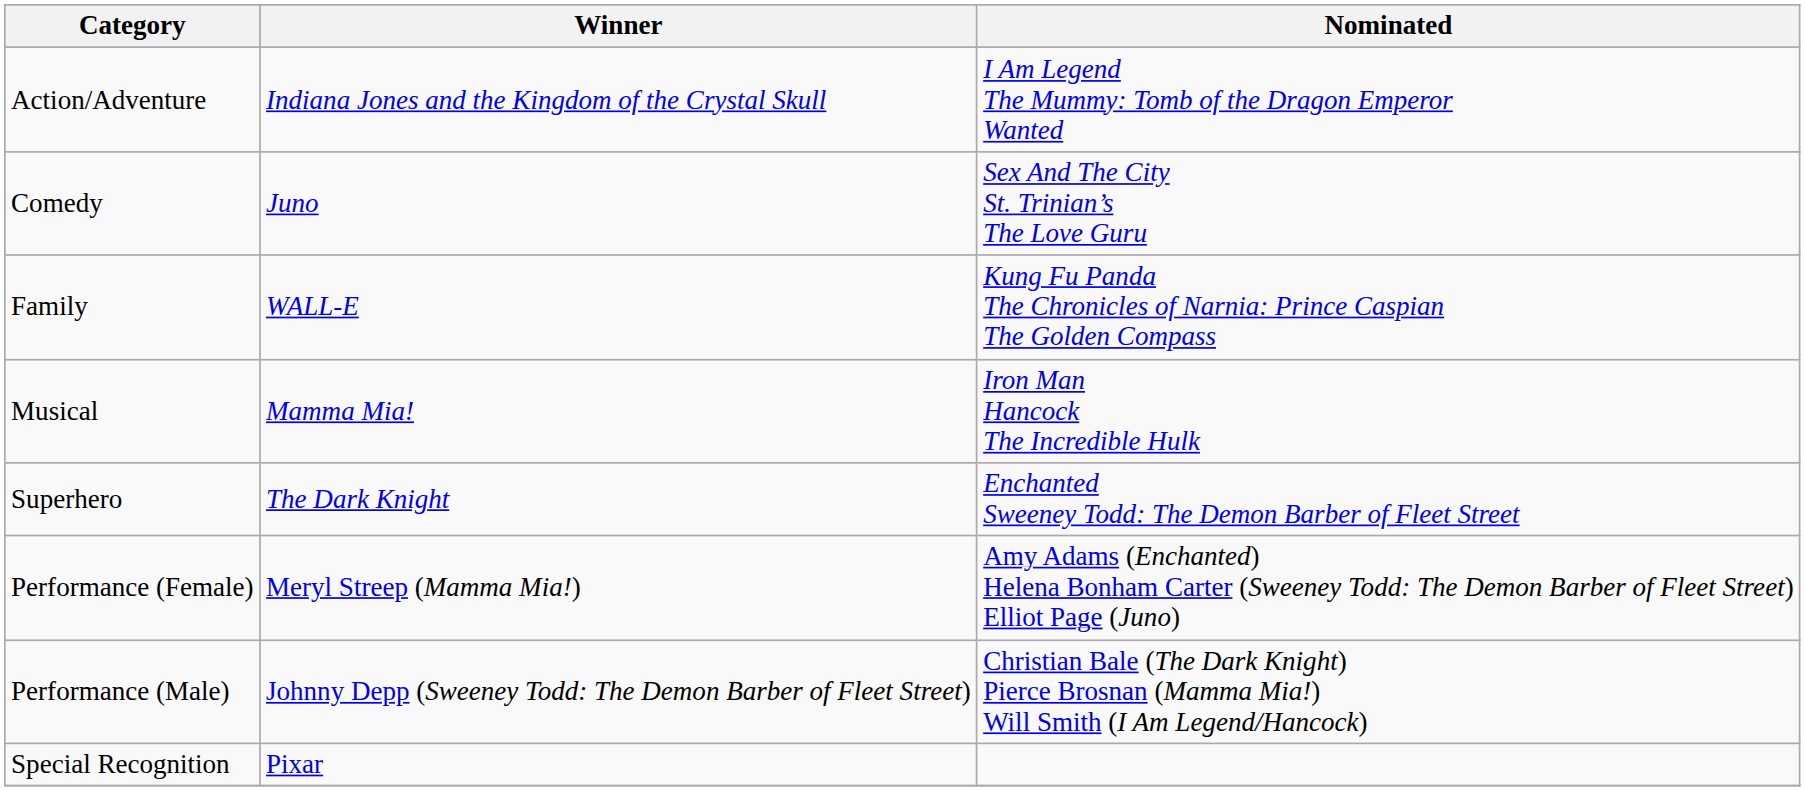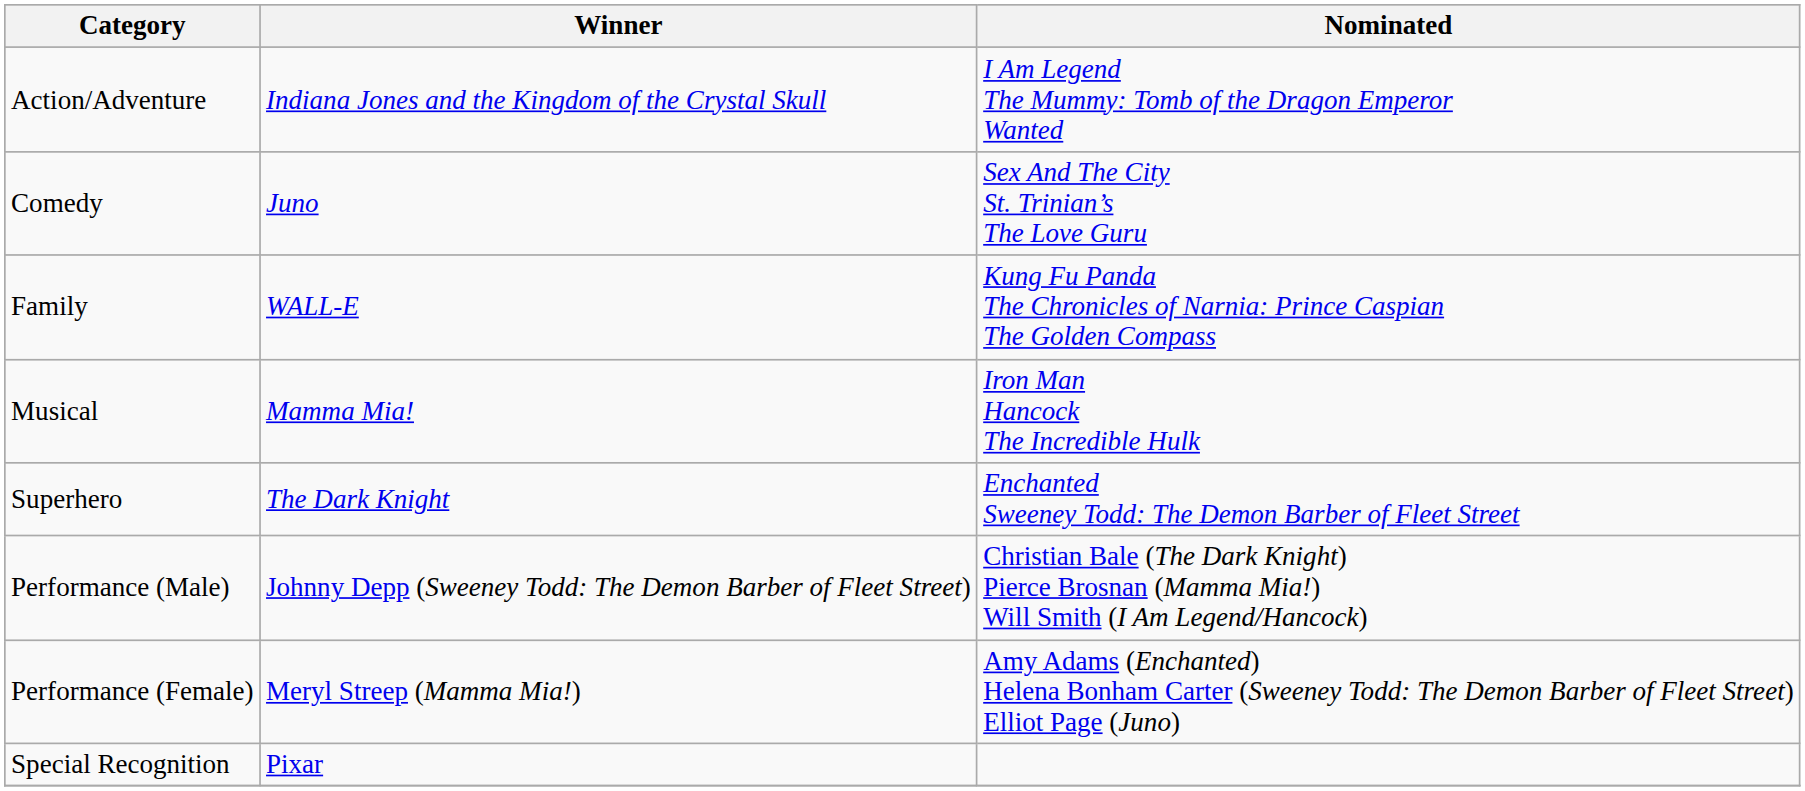rows swapped: (120, 691) <-> (132, 587)
